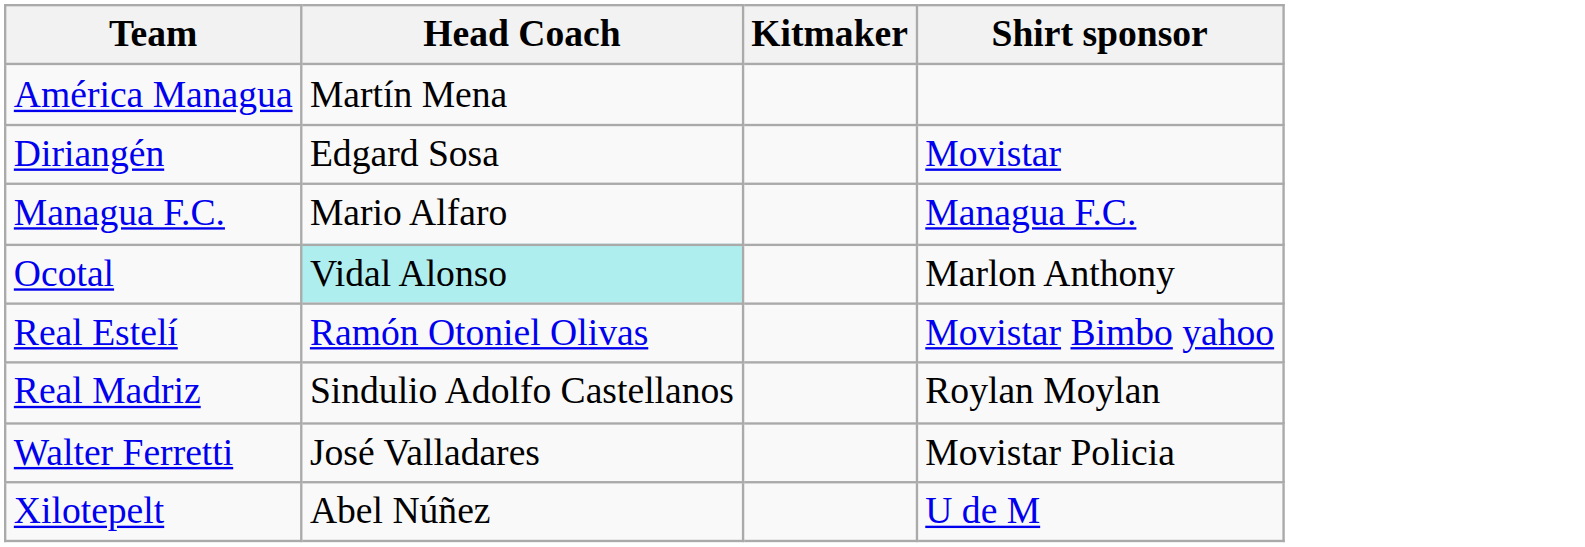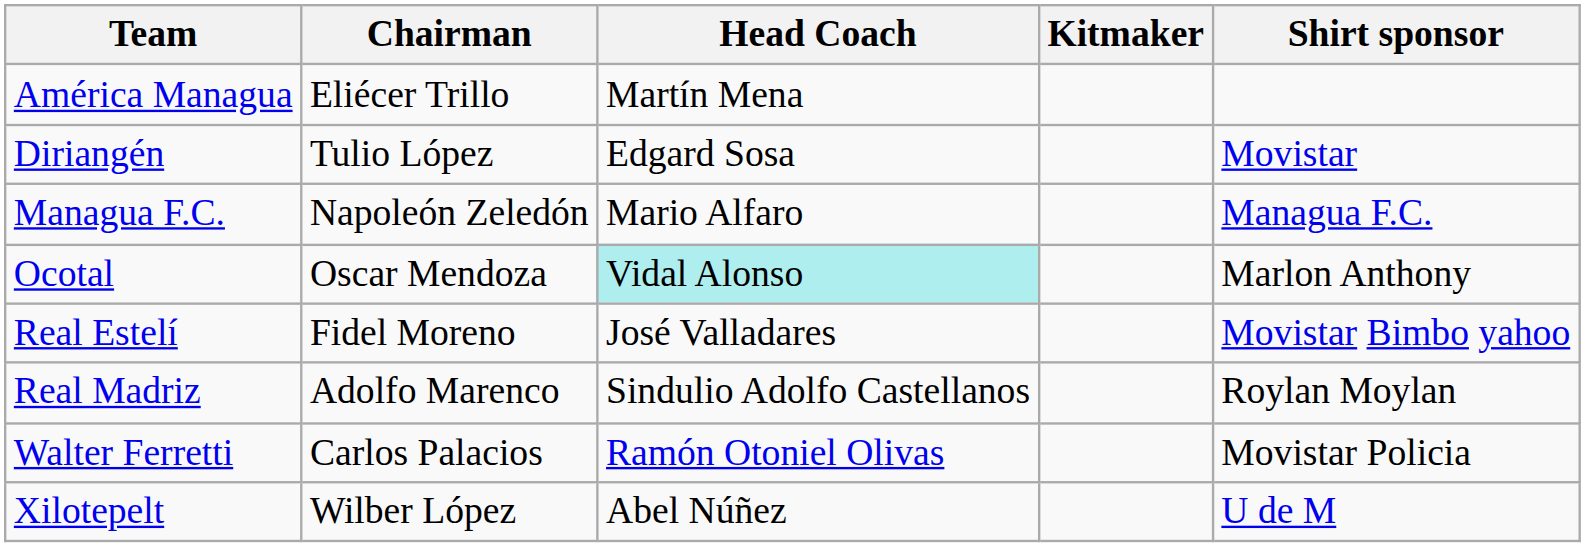+ column: (449, 34)
(479, 332) Ramón Otoniel Olivas -> (721, 332) José Valladares
(425, 451) José Valladares -> (775, 451) Ramón Otoniel Olivas
